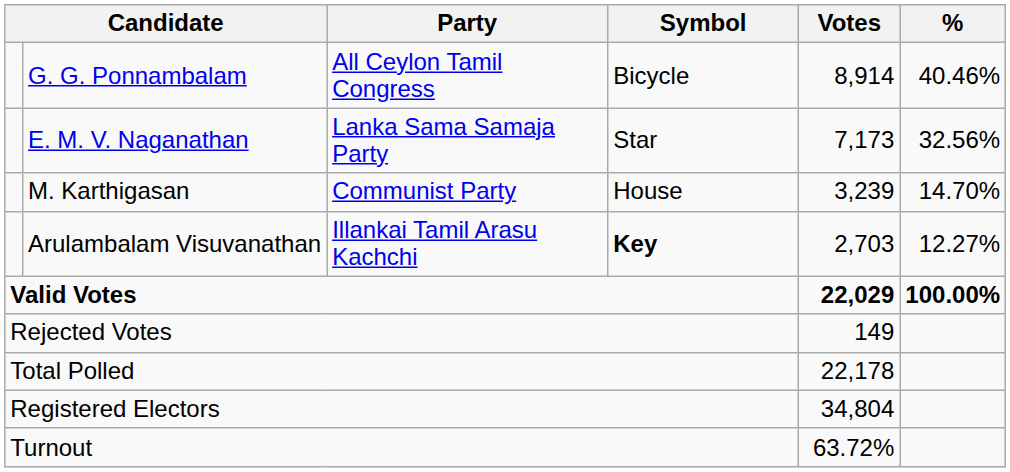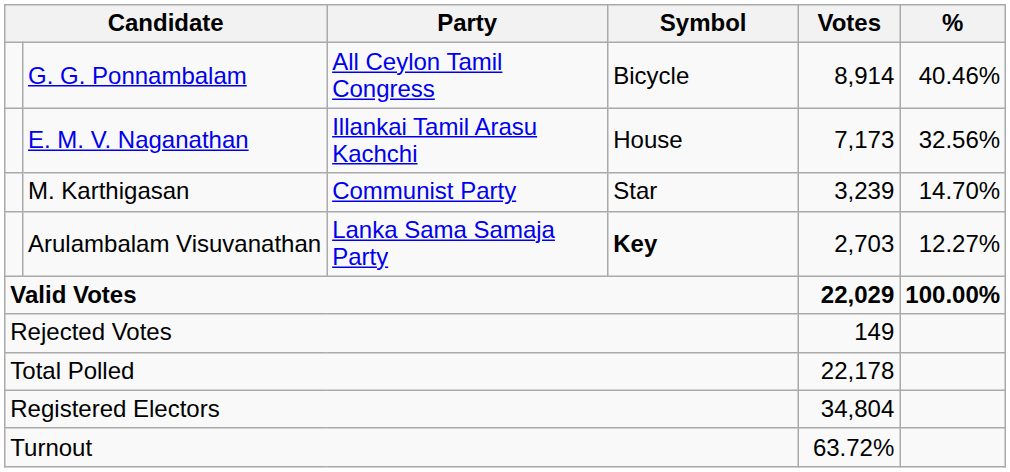(444, 140) Lanka Sama Samaja Party -> (435, 140) Illankai Tamil Arasu Kachchi
(635, 140) Star -> (648, 140) House
(648, 191) House -> (635, 191) Star
(435, 243) Illankai Tamil Arasu Kachchi -> (444, 243) Lanka Sama Samaja Party
